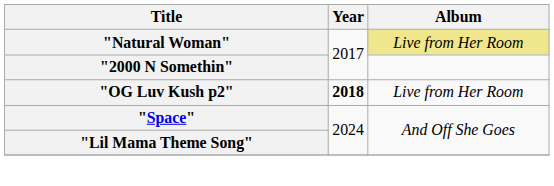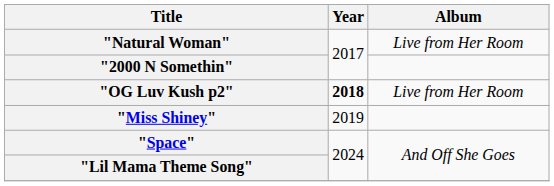(458, 42) khaki background -> (458, 42) no background
+ row: (167, 117)
